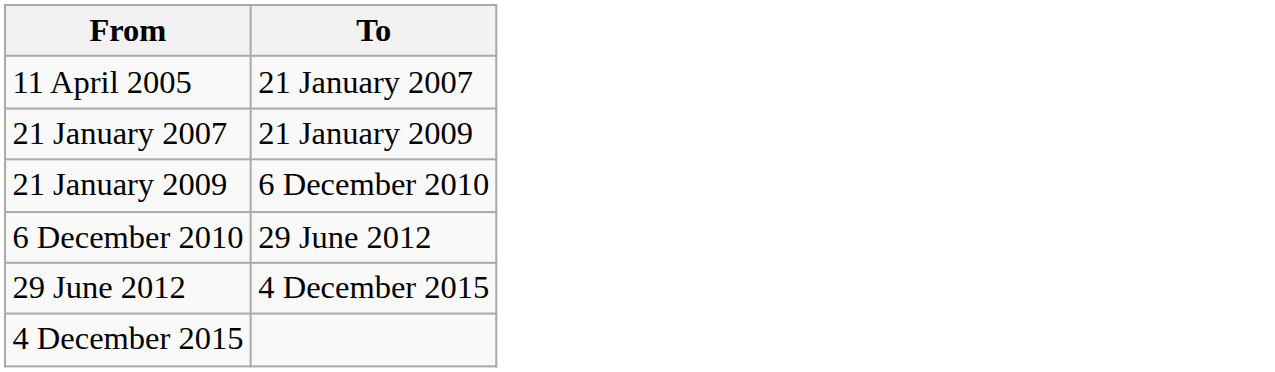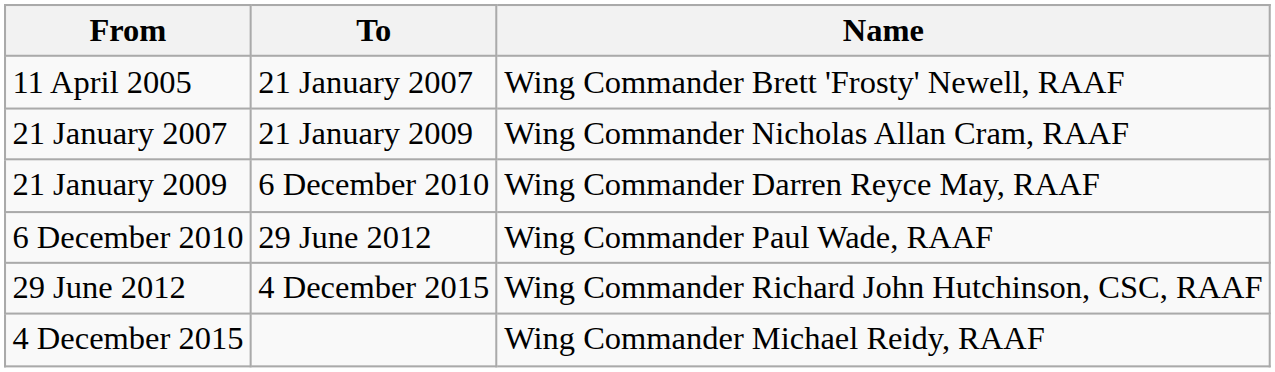+ column: (883, 30)
